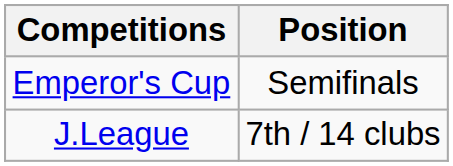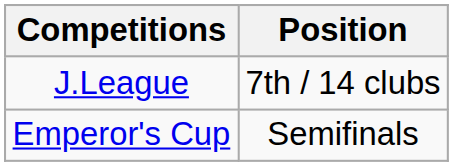rows swapped: (121, 134) <-> (121, 82)
